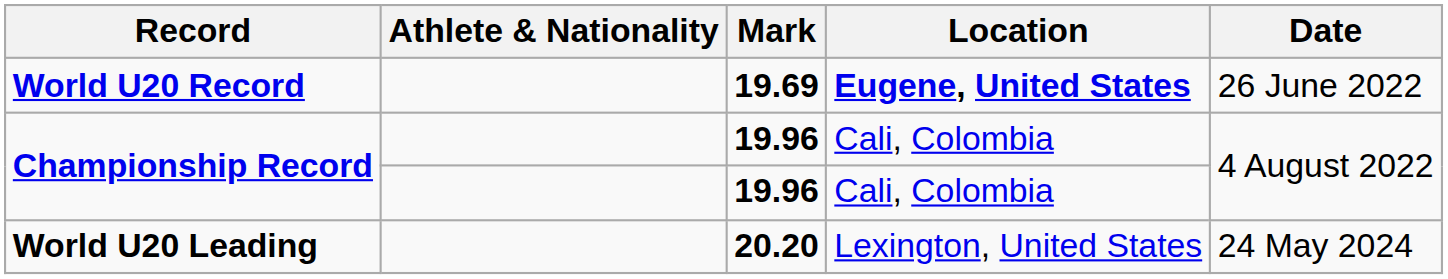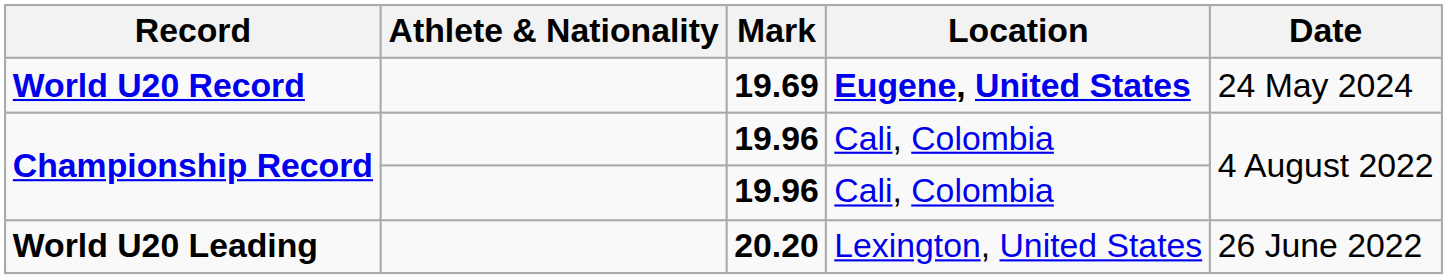(1320, 84) 26 June 2022 -> (1315, 84) 24 May 2024
(1315, 245) 24 May 2024 -> (1320, 245) 26 June 2022
